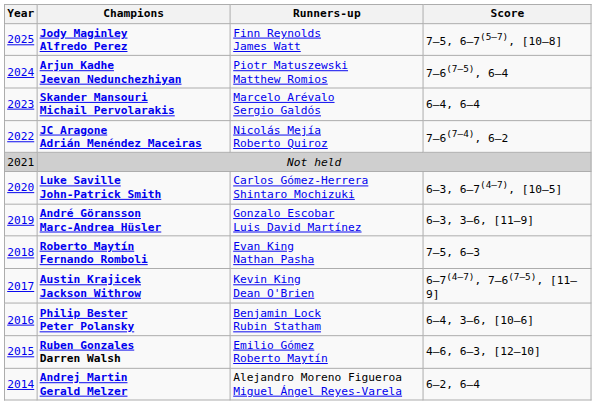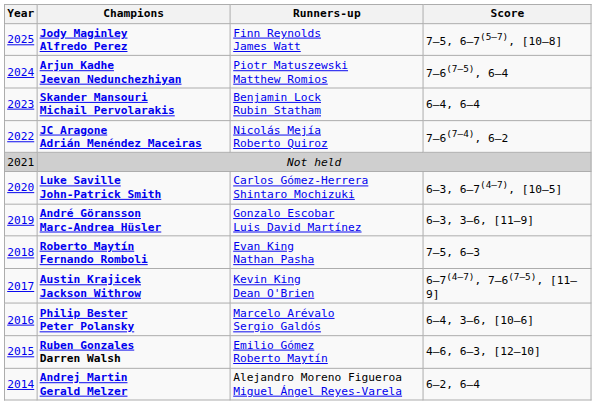(284, 104) Marcelo Arévalo Sergio Galdós -> (277, 104) Benjamin Lock Rubin Statham
(277, 319) Benjamin Lock Rubin Statham -> (284, 319) Marcelo Arévalo Sergio Galdós
